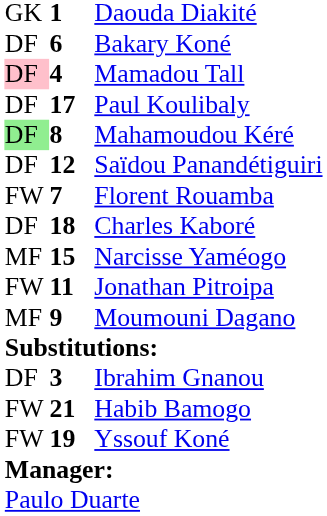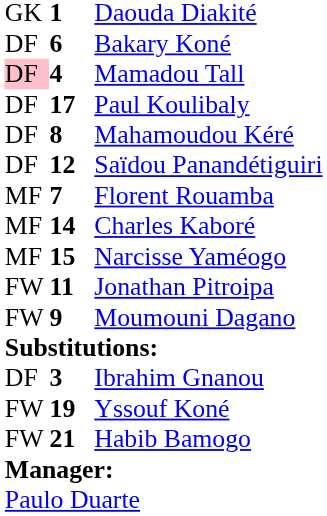(21, 134) lightgreen background -> (21, 134) no background
(24, 195) FW -> (23, 195) MF
(21, 225) DF -> (23, 225) MF
(62, 225) 18 -> (62, 225) 14
(23, 317) MF -> (24, 317) FW
rows swapped: (173, 408) <-> (162, 438)
